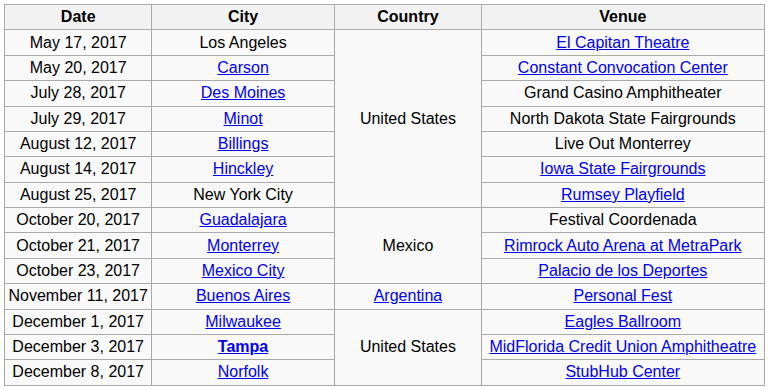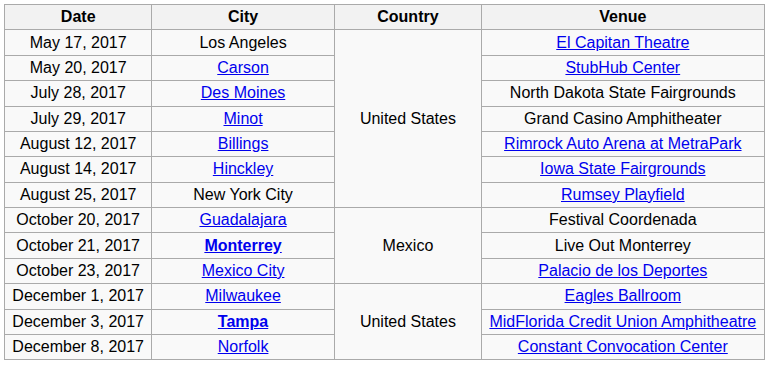(623, 67) Constant Convocation Center -> (623, 67) StubHub Center
(623, 93) Grand Casino Amphitheater -> (623, 93) North Dakota State Fairgrounds
(623, 118) North Dakota State Fairgrounds -> (623, 118) Grand Casino Amphitheater
(623, 144) Live Out Monterrey -> (623, 144) Rimrock Auto Arena at MetraPark
(243, 245) normal -> (243, 245) bold
(623, 245) Rimrock Auto Arena at MetraPark -> (623, 245) Live Out Monterrey
- row: (78, 296)
(623, 372) StubHub Center -> (623, 347) Constant Convocation Center
